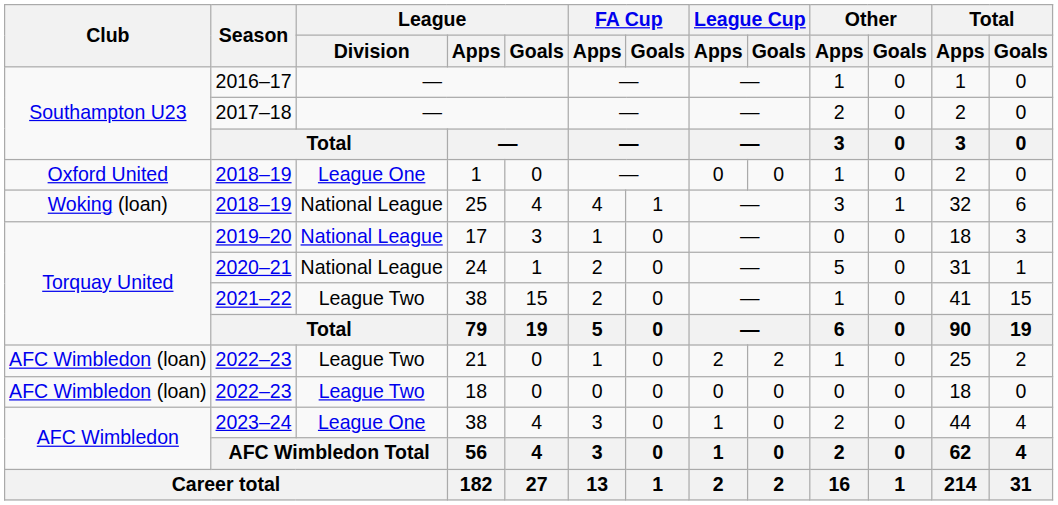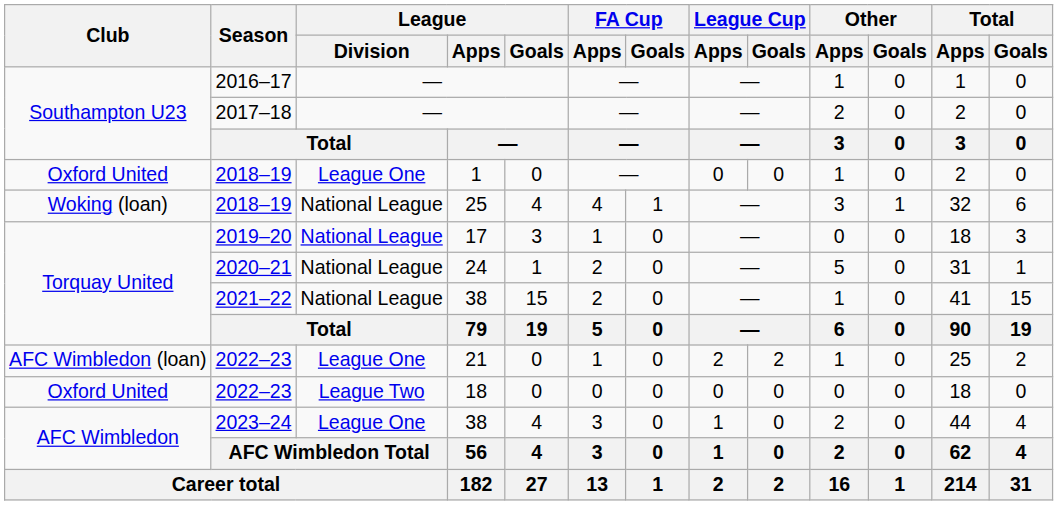(372, 298) League Two -> (372, 298) National League
(372, 360) League Two -> (372, 360) League One
(108, 391) AFC Wimbledon (loan) -> (108, 391) Oxford United
